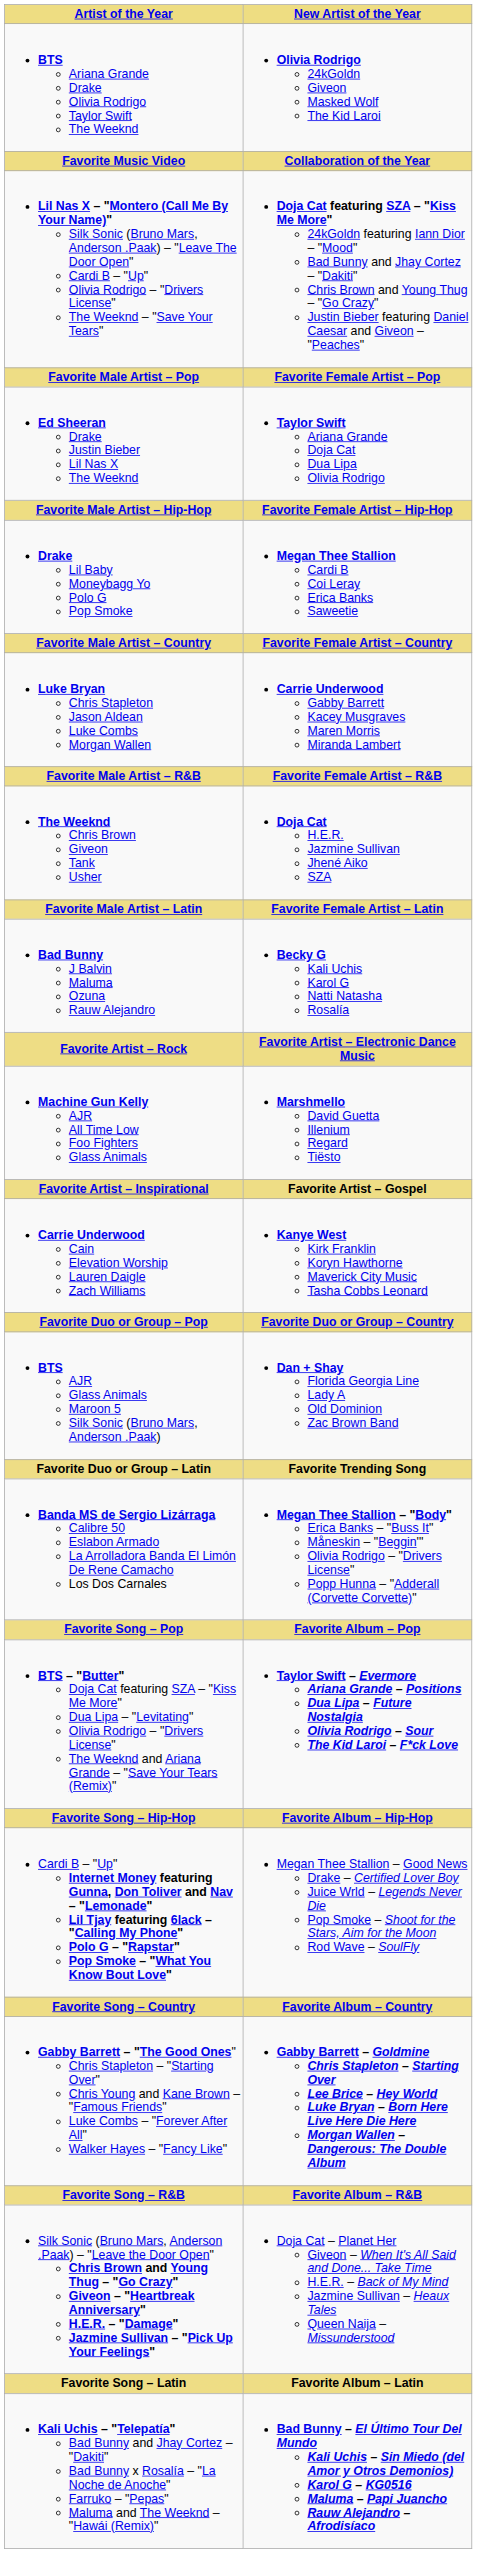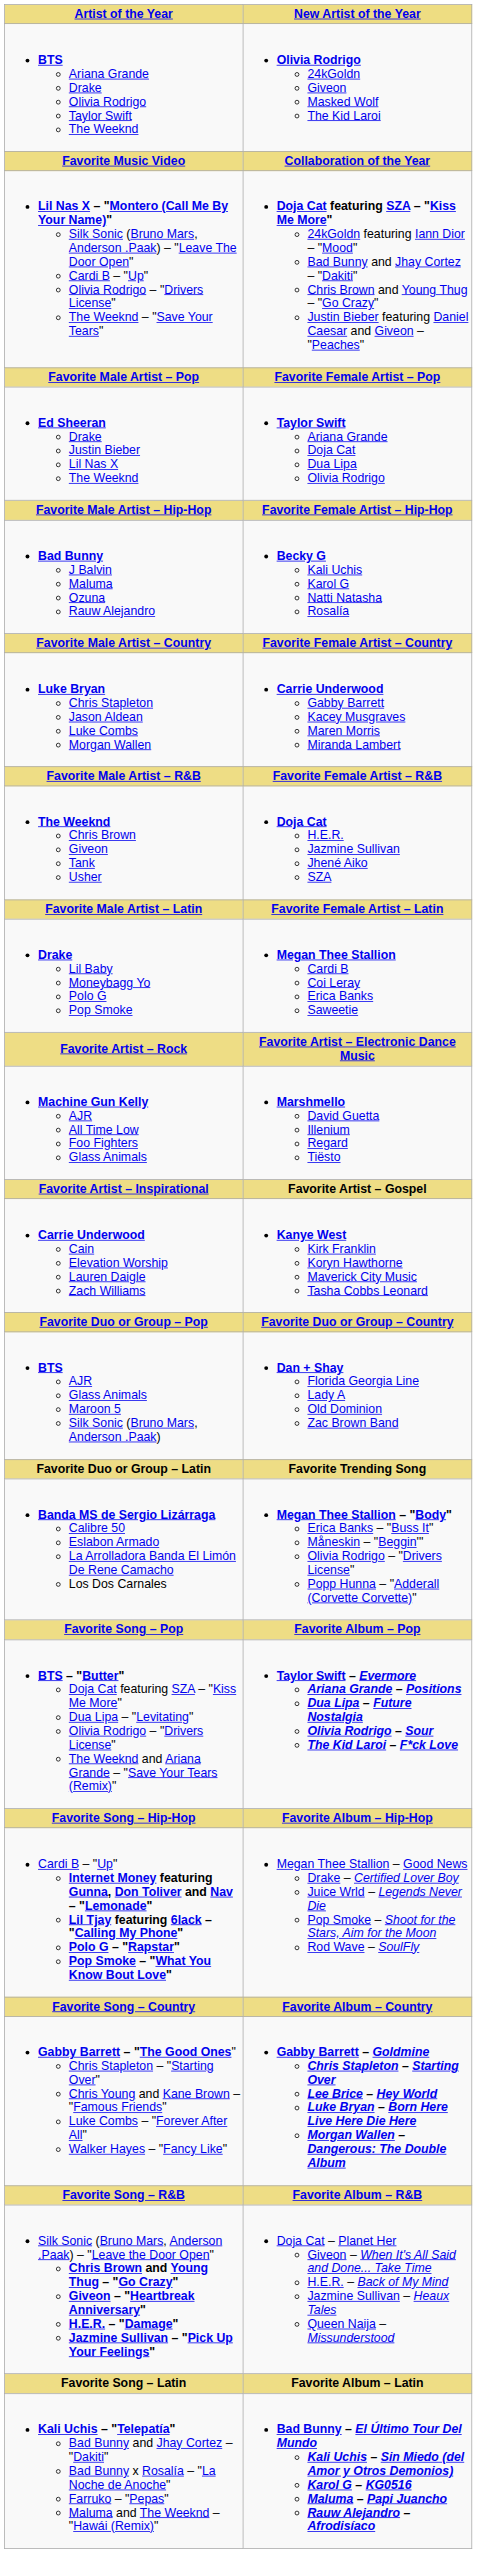rows swapped: (124, 584) <-> (124, 983)
